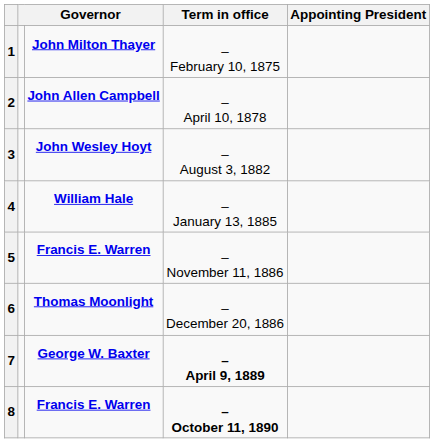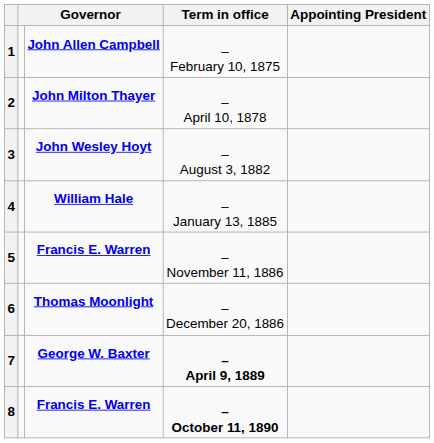(94, 44) John Milton Thayer -> (94, 44) John Allen Campbell
(94, 95) John Allen Campbell -> (94, 95) John Milton Thayer
